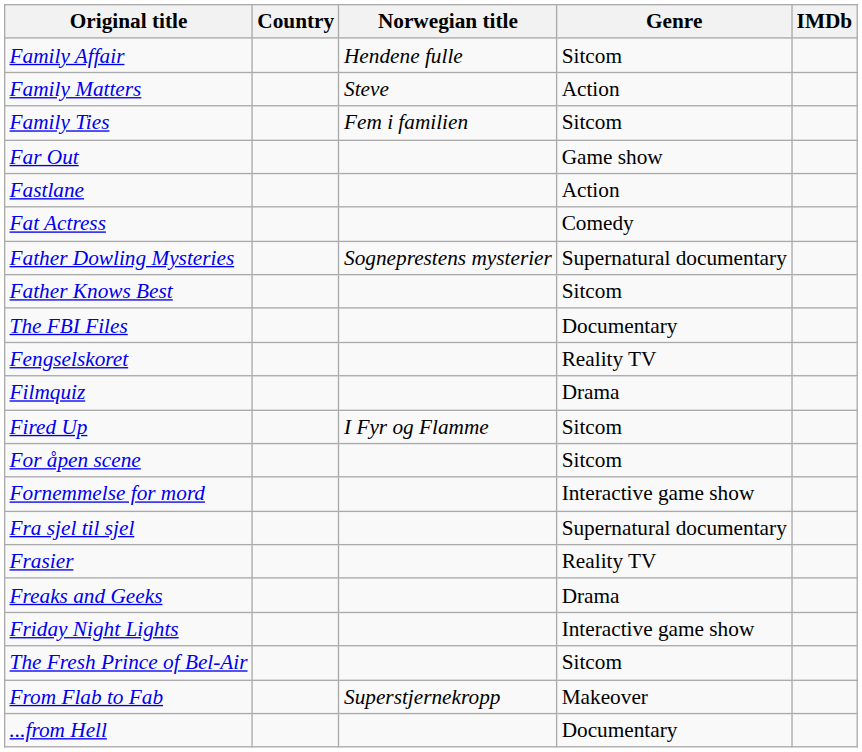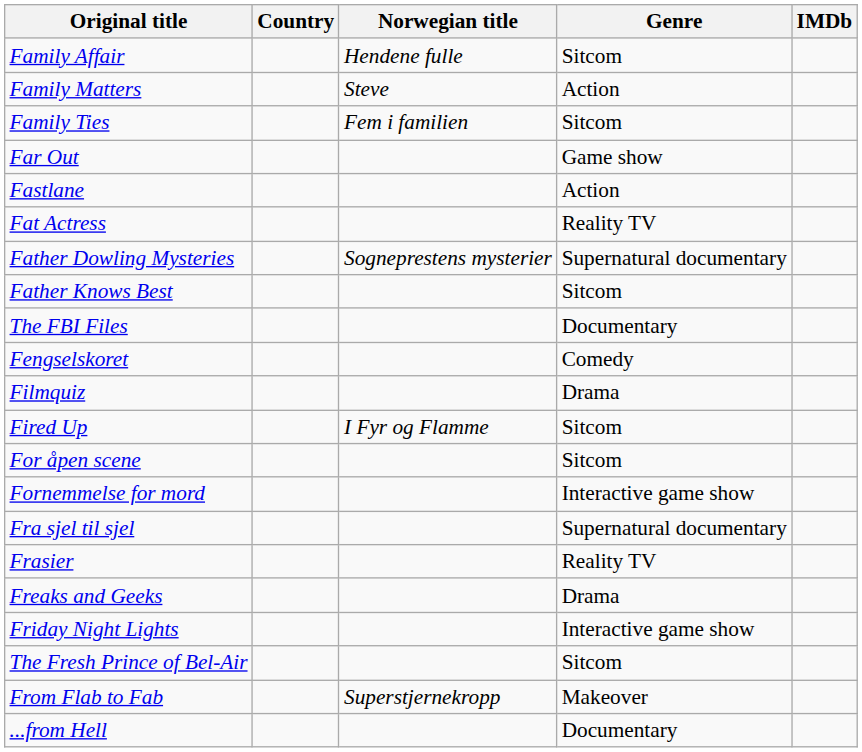(598, 223) Comedy -> (609, 223) Reality TV
(609, 358) Reality TV -> (598, 358) Comedy
